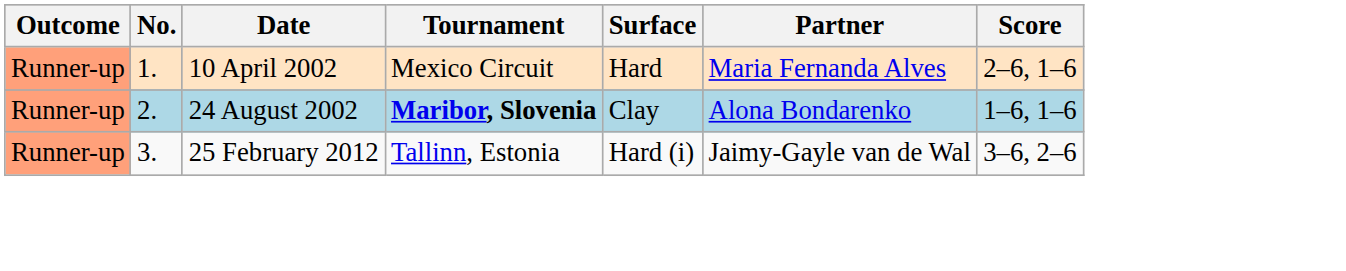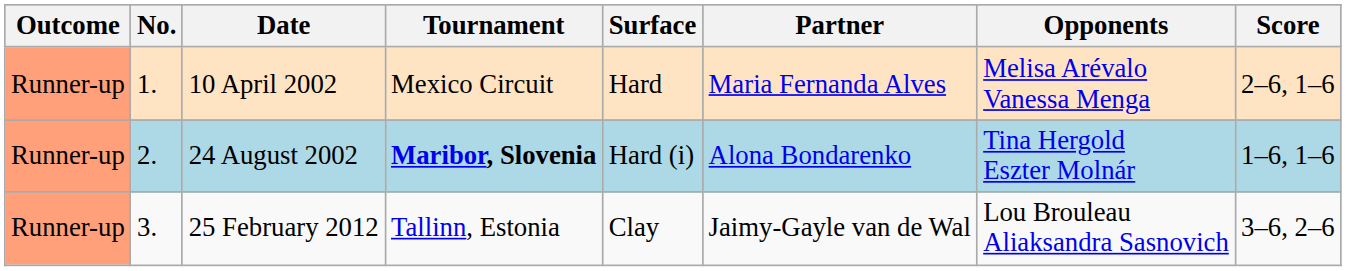+ column: (1106, 25)
(634, 110) Clay -> (651, 155) Hard (i)
(651, 152) Hard (i) -> (634, 227) Clay
